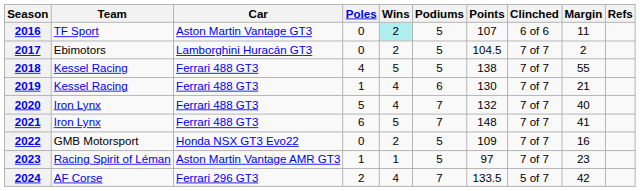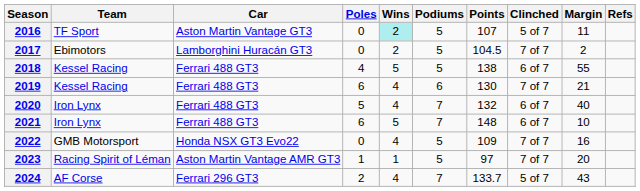(535, 31) 6 of 6 -> (535, 31) 5 of 7
(535, 68) 7 of 7 -> (535, 68) 6 of 7
(361, 86) 1 -> (361, 86) 6
(535, 104) 7 of 7 -> (535, 104) 6 of 7
(535, 122) 7 of 7 -> (535, 122) 6 of 7
(583, 122) 41 -> (583, 122) 10
(396, 141) 2 -> (396, 141) 4
(583, 159) 23 -> (583, 159) 20
(487, 177) 133.5 -> (487, 177) 133.7
(583, 177) 42 -> (583, 177) 43
